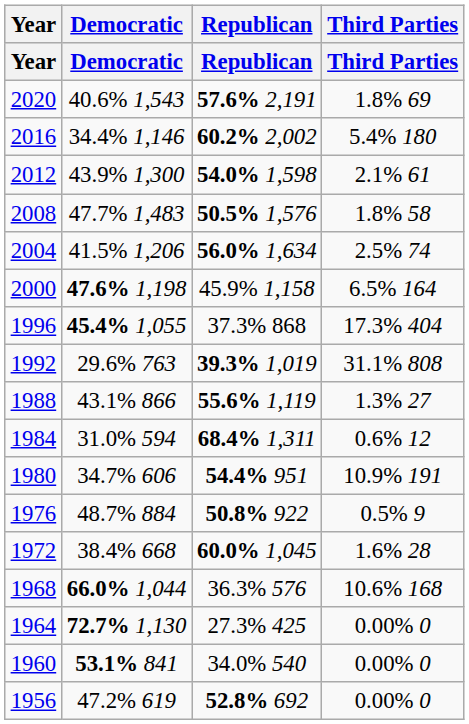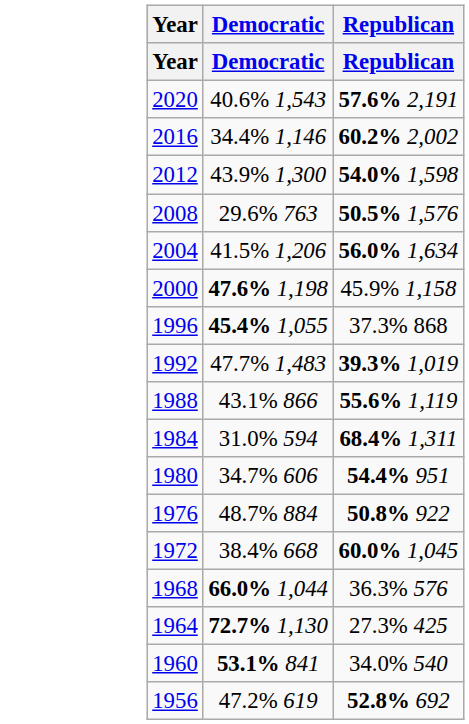- column: (393, 61)
(127, 212) 47.7% 1,483 -> (268, 212) 29.6% 763
(127, 362) 29.6% 763 -> (268, 362) 47.7% 1,483
